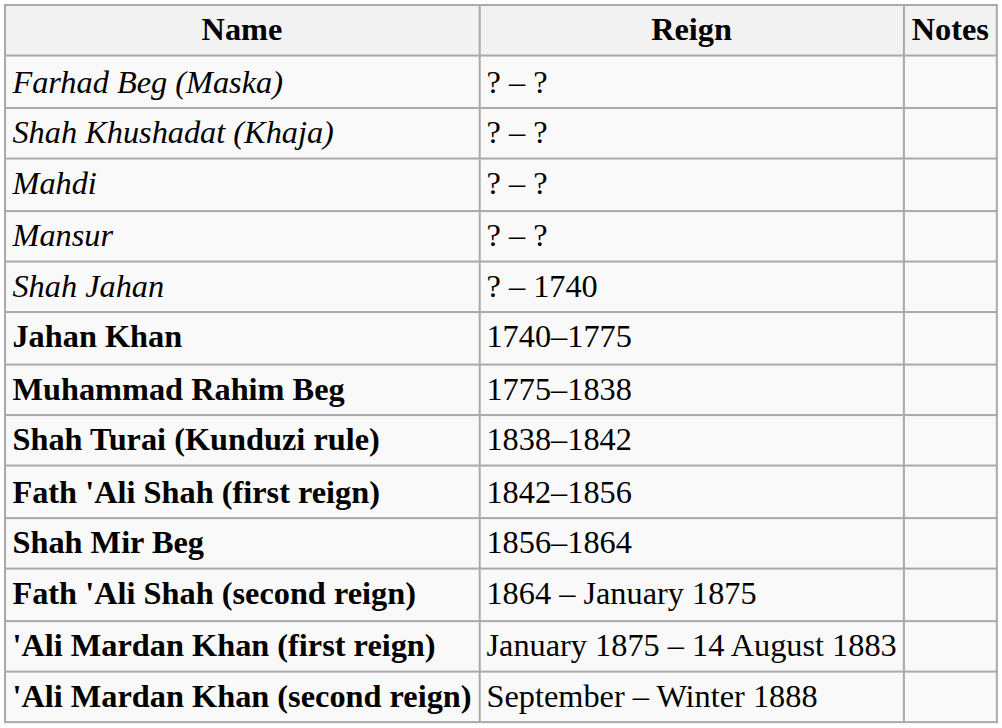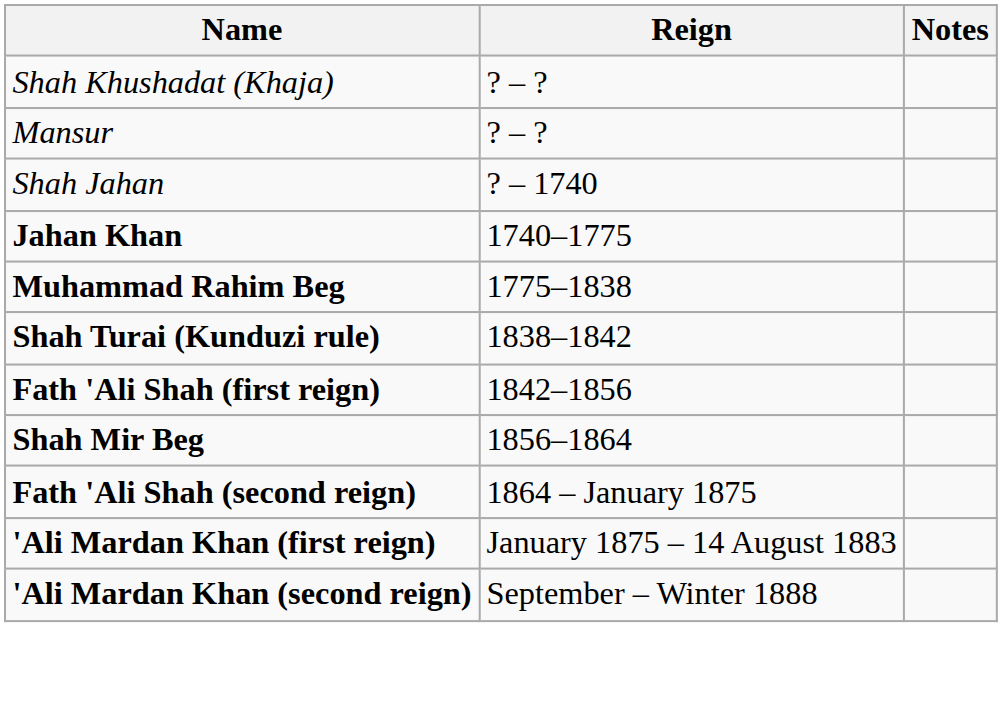- row: (148, 81)
- row: (55, 183)
